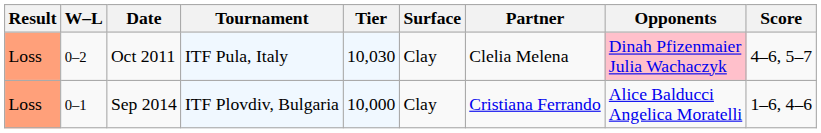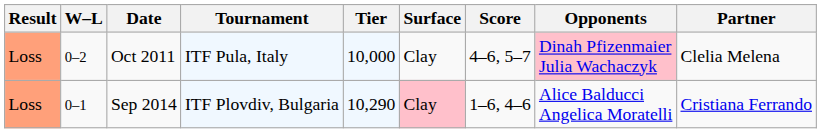columns swapped: (535, 18) <-> (781, 18)
(371, 56) 10,030 -> (371, 56) 10,000
(371, 103) 10,000 -> (371, 103) 10,290
(420, 103) no background -> (420, 103) pink background
